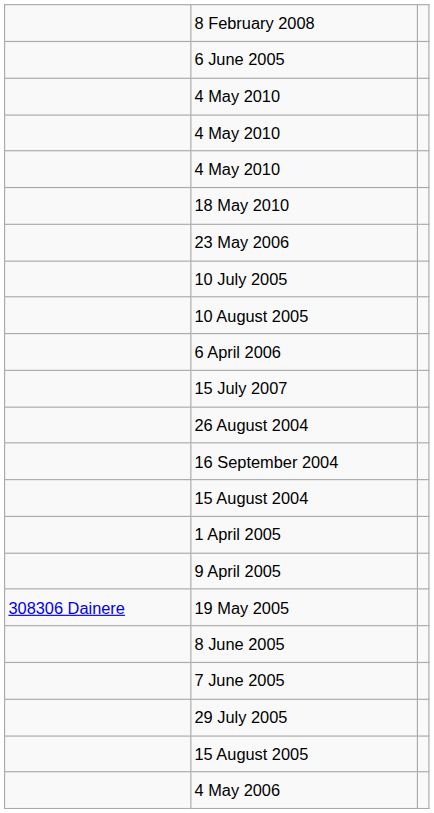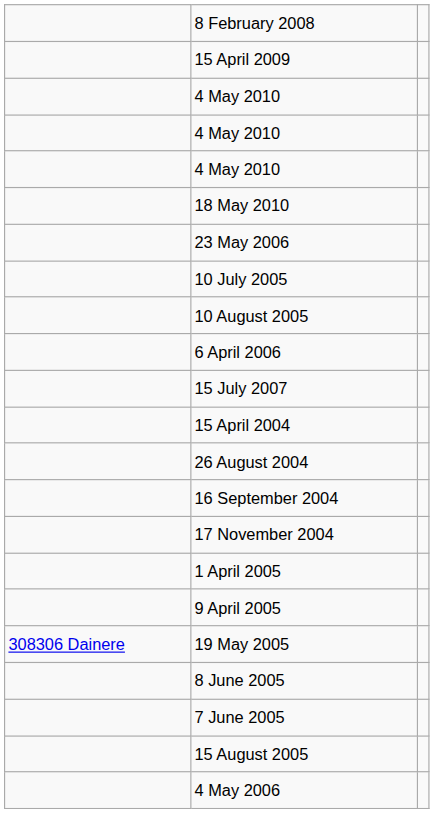+ row: (98, 60)
- row: (98, 60)
+ row: (98, 425)
- row: (98, 498)
+ row: (98, 535)
- row: (98, 717)
